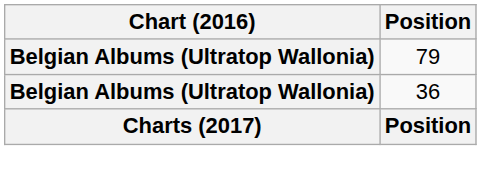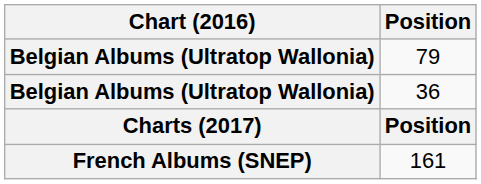+ row: (428, 160)
